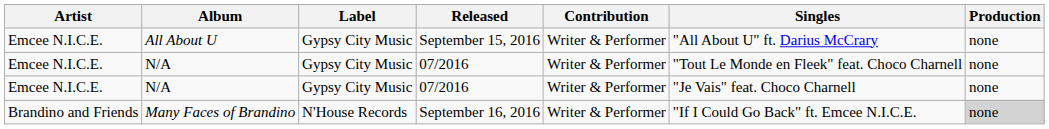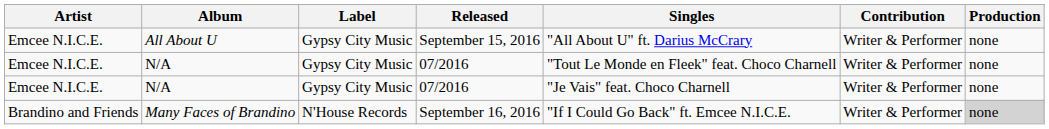columns swapped: (817, 16) <-> (606, 16)
